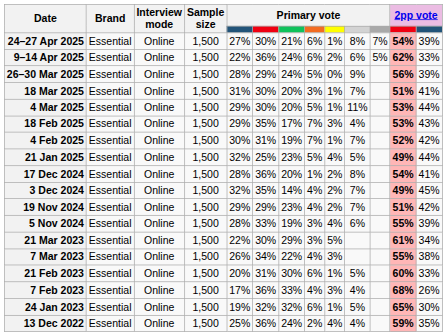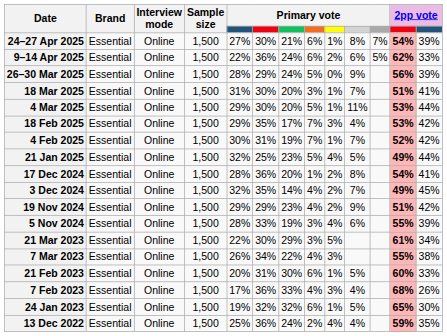(429, 124) 43% -> (429, 124) 42%
(357, 207) 7% -> (357, 207) 9%
